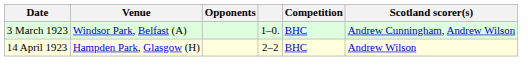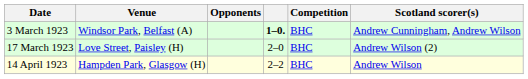(270, 30) normal -> (276, 30) bold
+ row: (40, 47)
